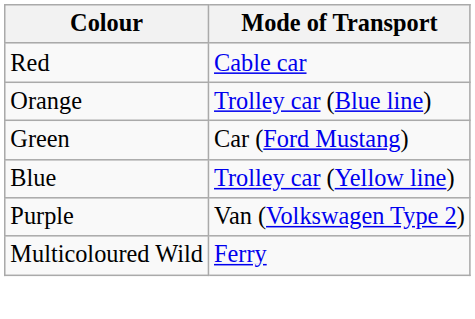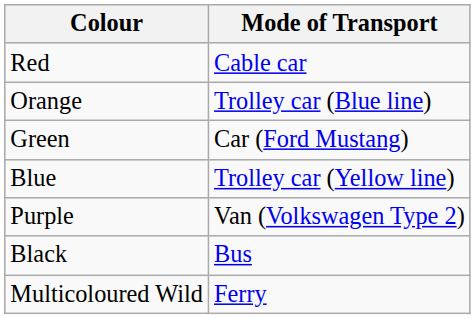+ row: (39, 255)
